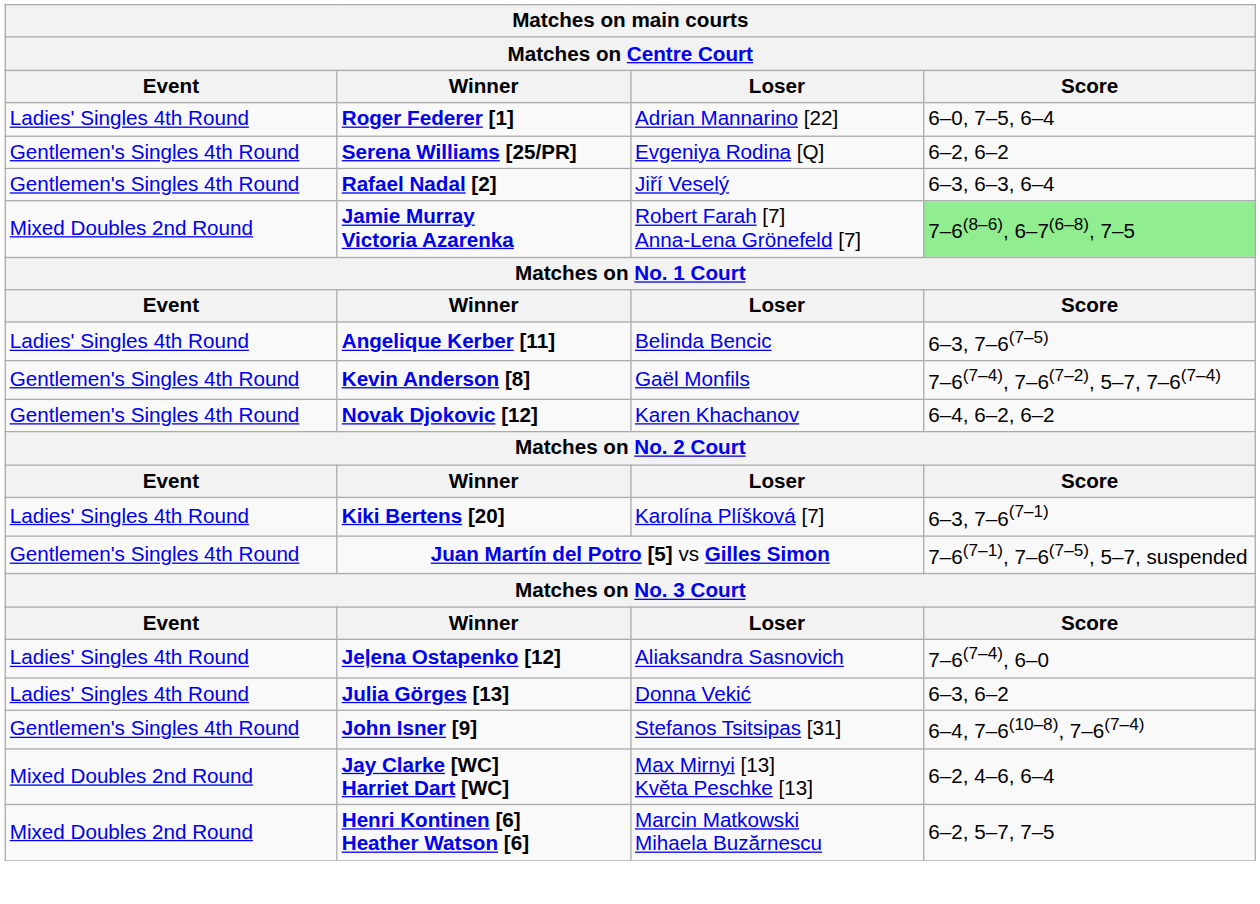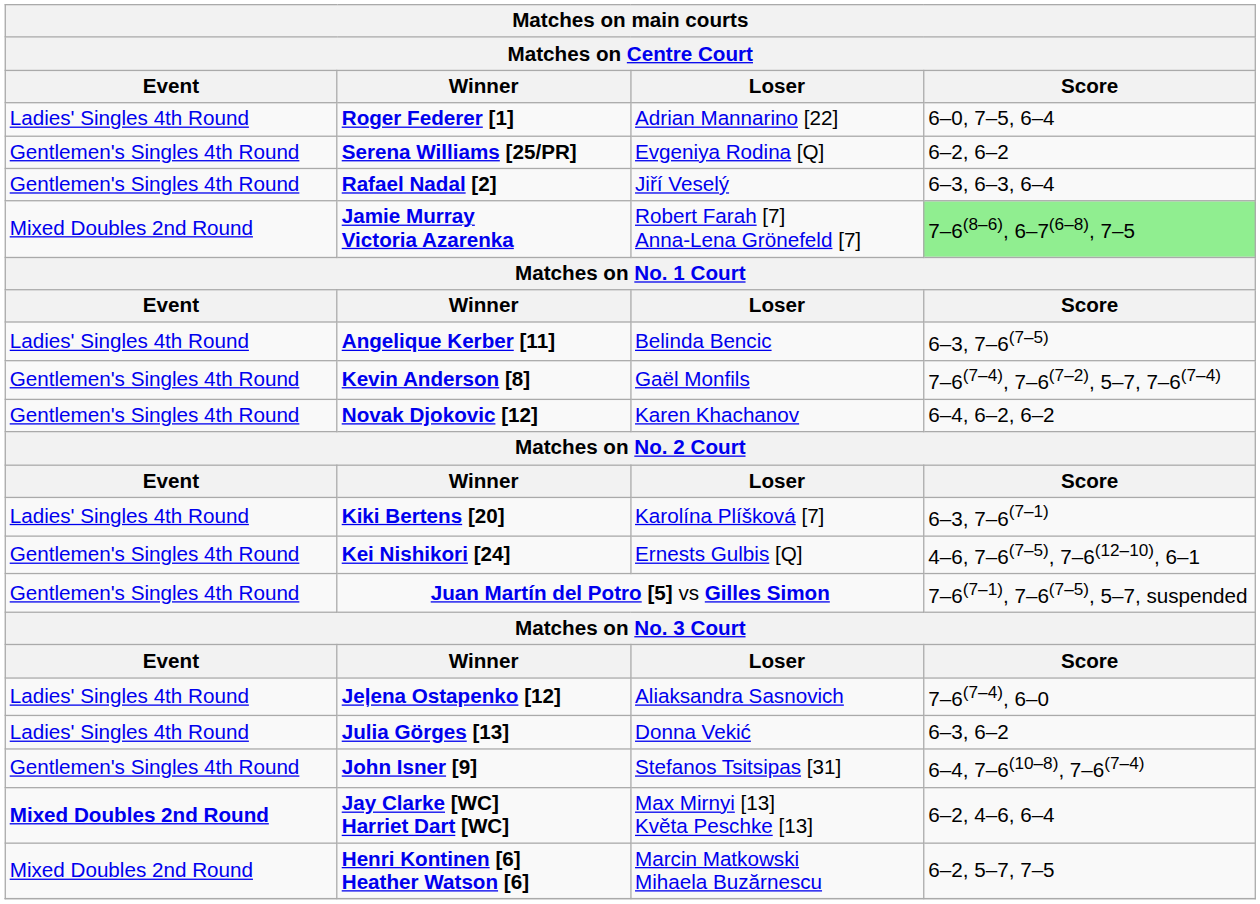+ row: (426, 554)
(131, 776) normal -> (139, 814) bold
